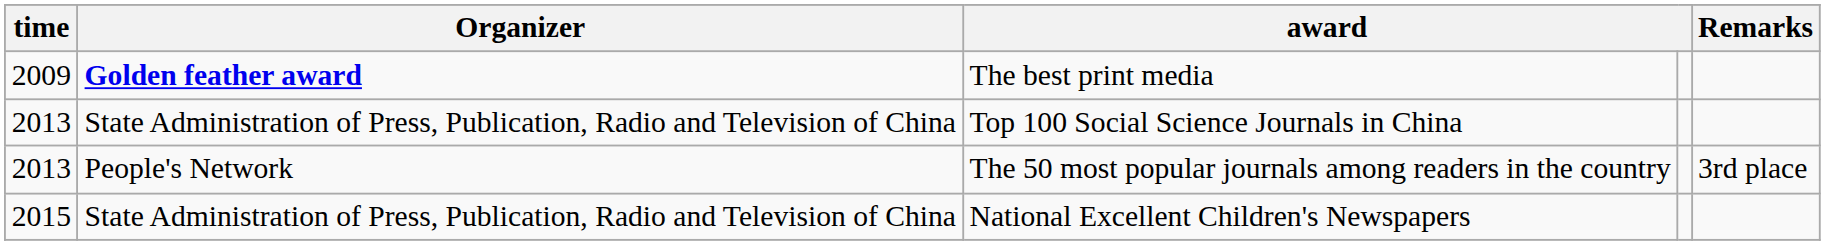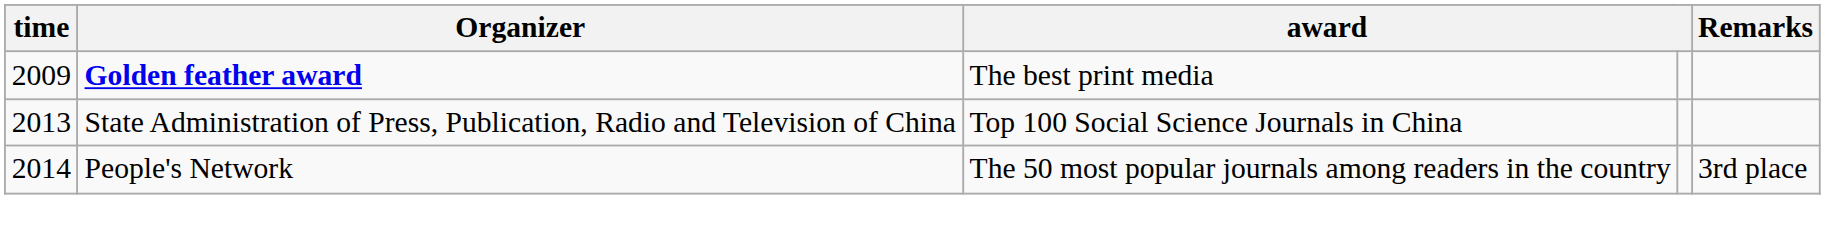(41, 168) 2013 -> (41, 168) 2014
- row: (1220, 215)
